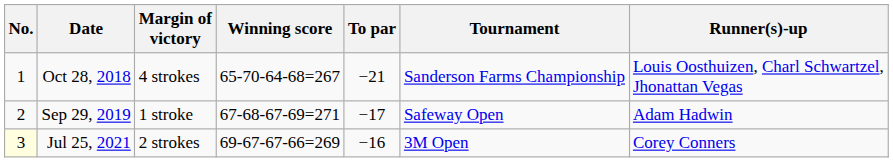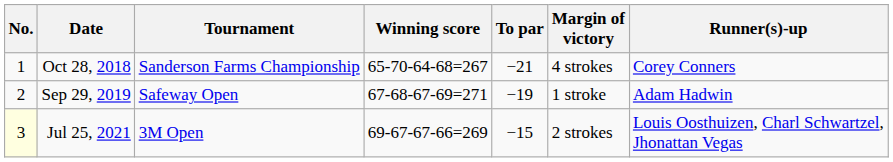columns swapped: (514, 28) <-> (175, 28)
(758, 77) Louis Oosthuizen, Charl Schwartzel, Jhonattan Vegas -> (684, 66) Corey Conners
(372, 115) −17 -> (520, 95) −19
(372, 143) −16 -> (520, 133) −15
(684, 143) Corey Conners -> (758, 133) Louis Oosthuizen, Charl Schwartzel, Jhonattan Vegas
